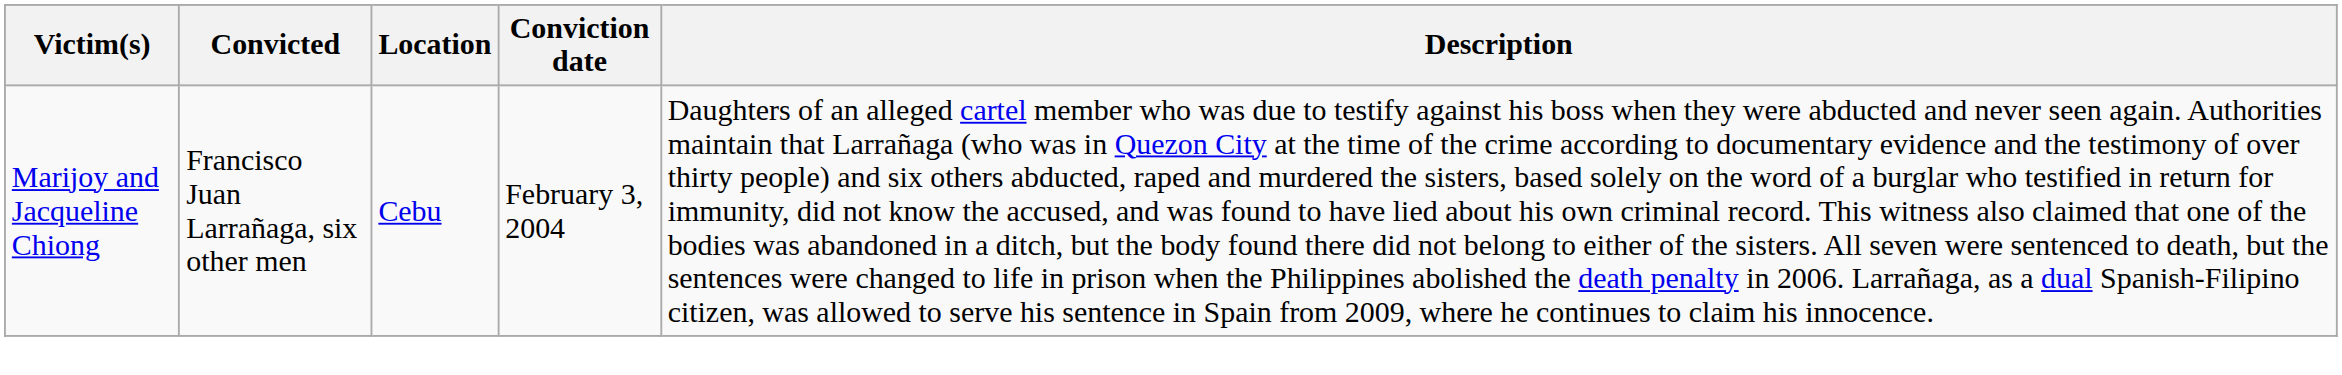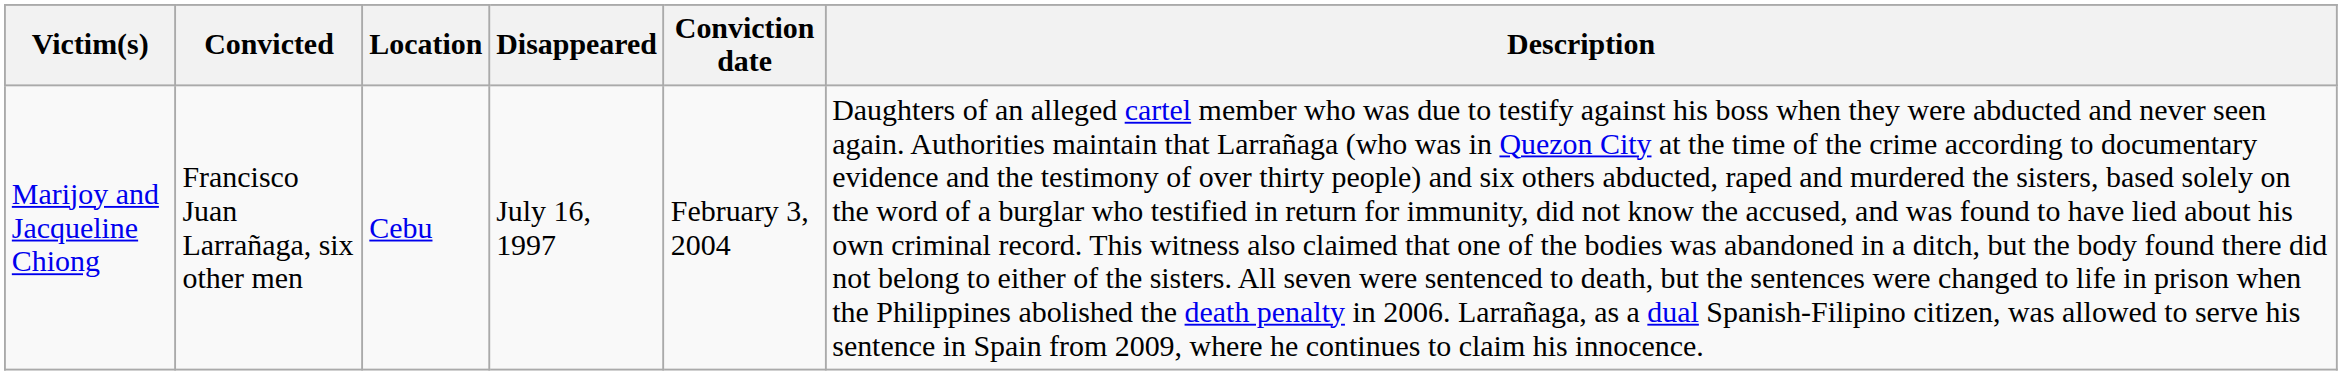+ column: (577, 45)
